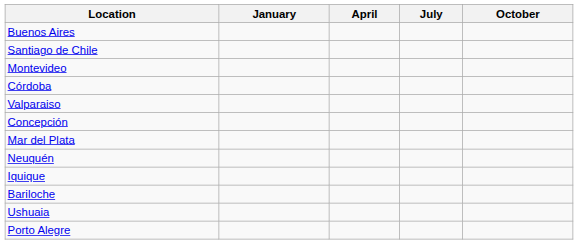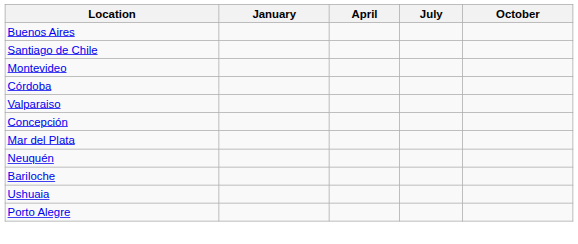- row: (26, 176)
